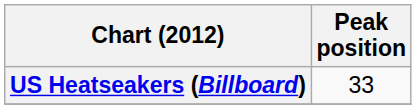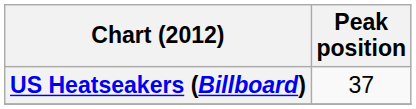(361, 85) 33 -> (361, 85) 37
